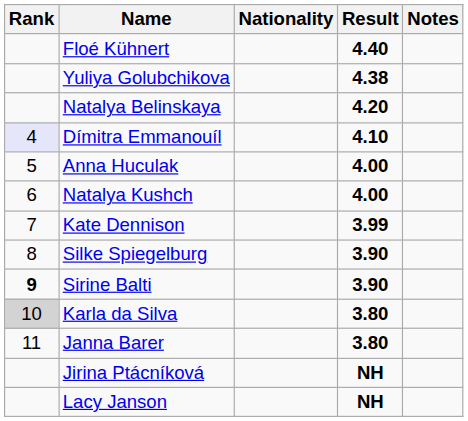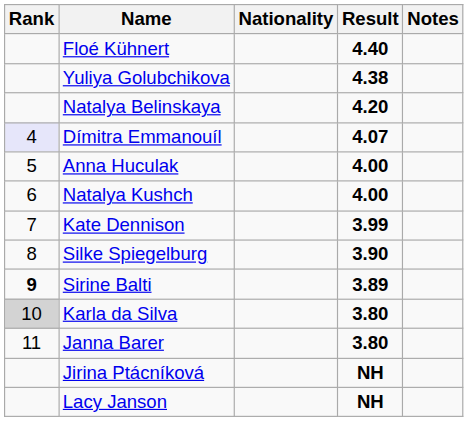(370, 136) 4.10 -> (370, 136) 4.07
(370, 284) 3.90 -> (370, 284) 3.89
